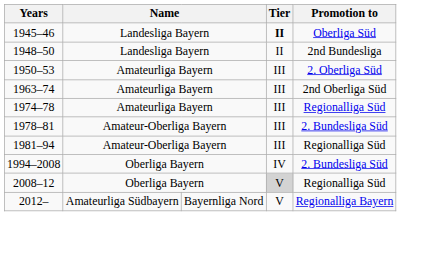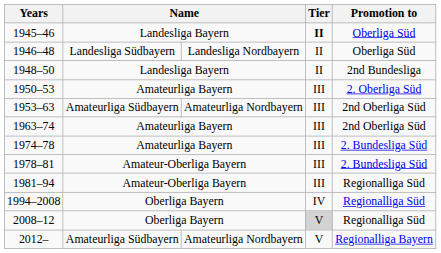+ row: (34, 51)
+ row: (34, 107)
(345, 107) Regionalliga Süd -> (384, 145) 2. Bundesliga Süd
(345, 164) 2. Bundesliga Süd -> (384, 201) Regionalliga Süd
(224, 201) Bayernliga Nord -> (243, 239) Amateurliga Nordbayern
